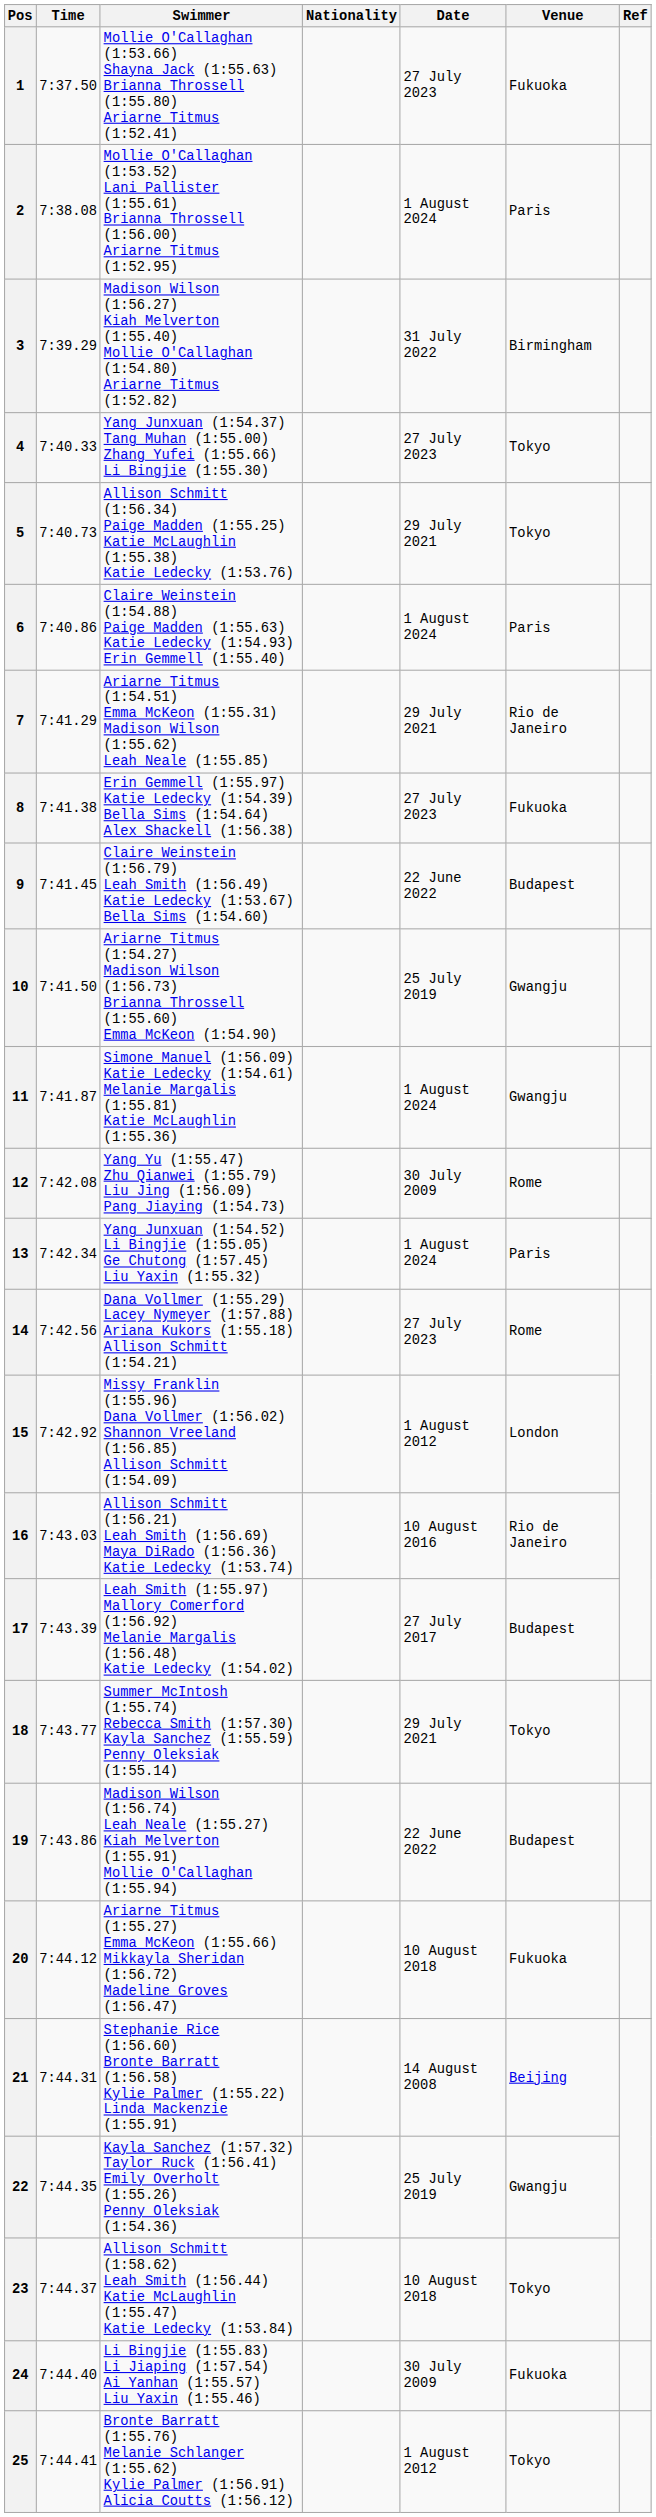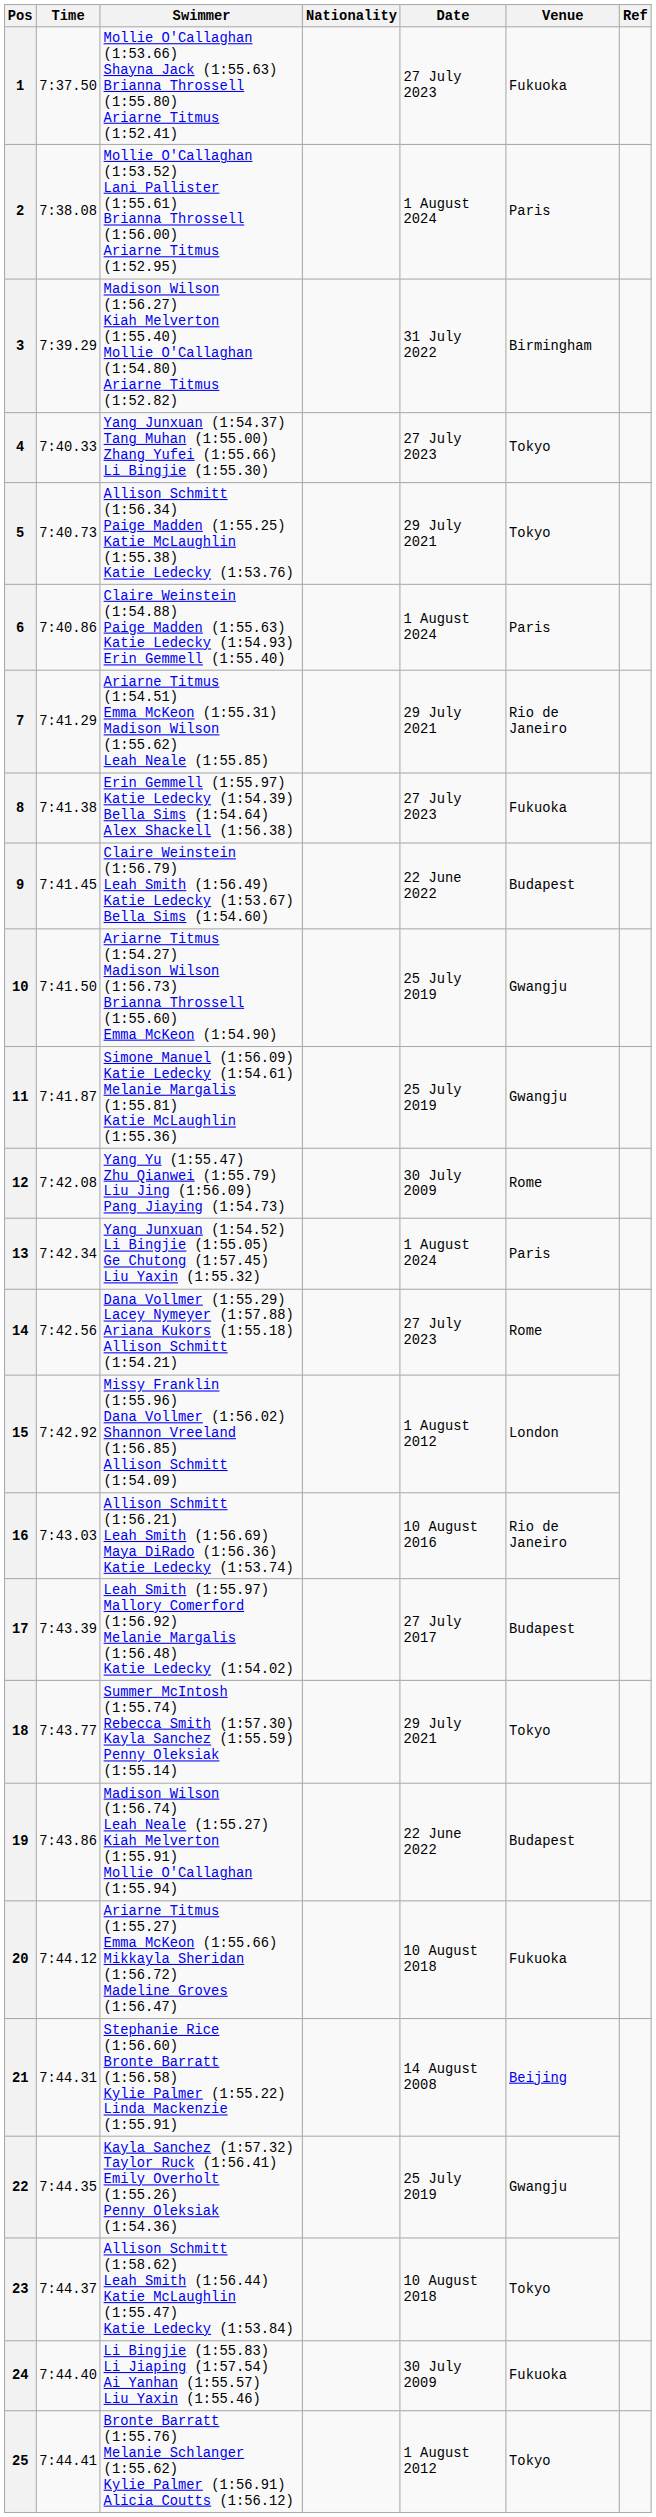(437, 1098) 1 August 2024 -> (433, 1098) 25 July 2019
